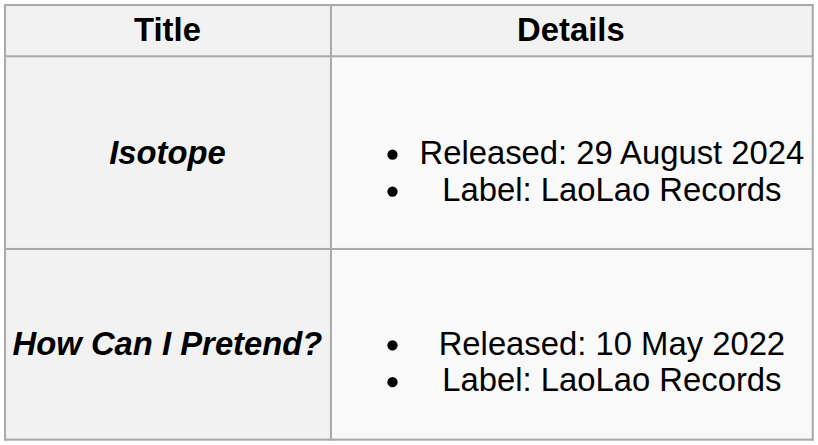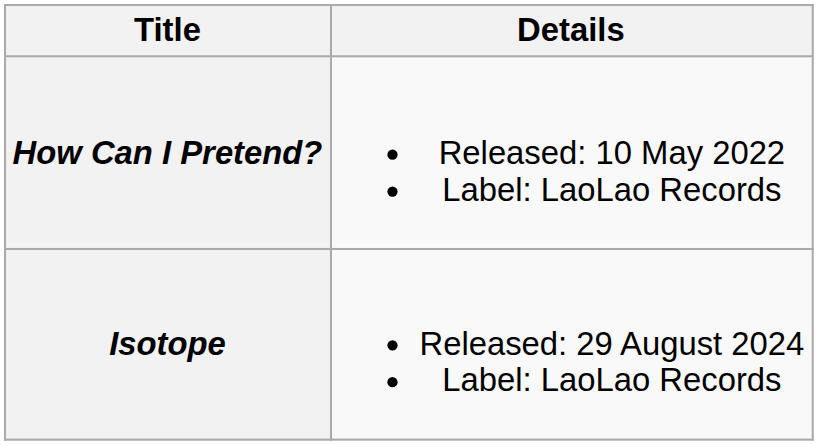rows swapped: (167, 343) <-> (167, 152)
